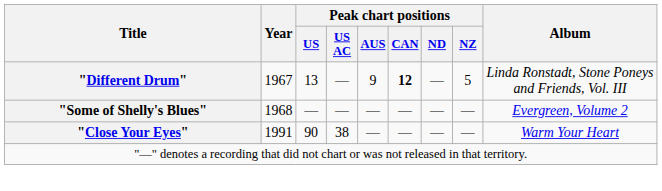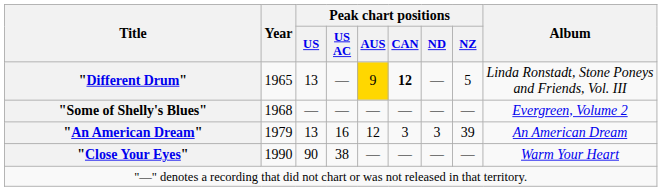(279, 80) 1967 -> (279, 80) 1965
(373, 80) no background -> (373, 80) gold background
+ row: (133, 132)
(279, 132) 1991 -> (279, 154) 1990
